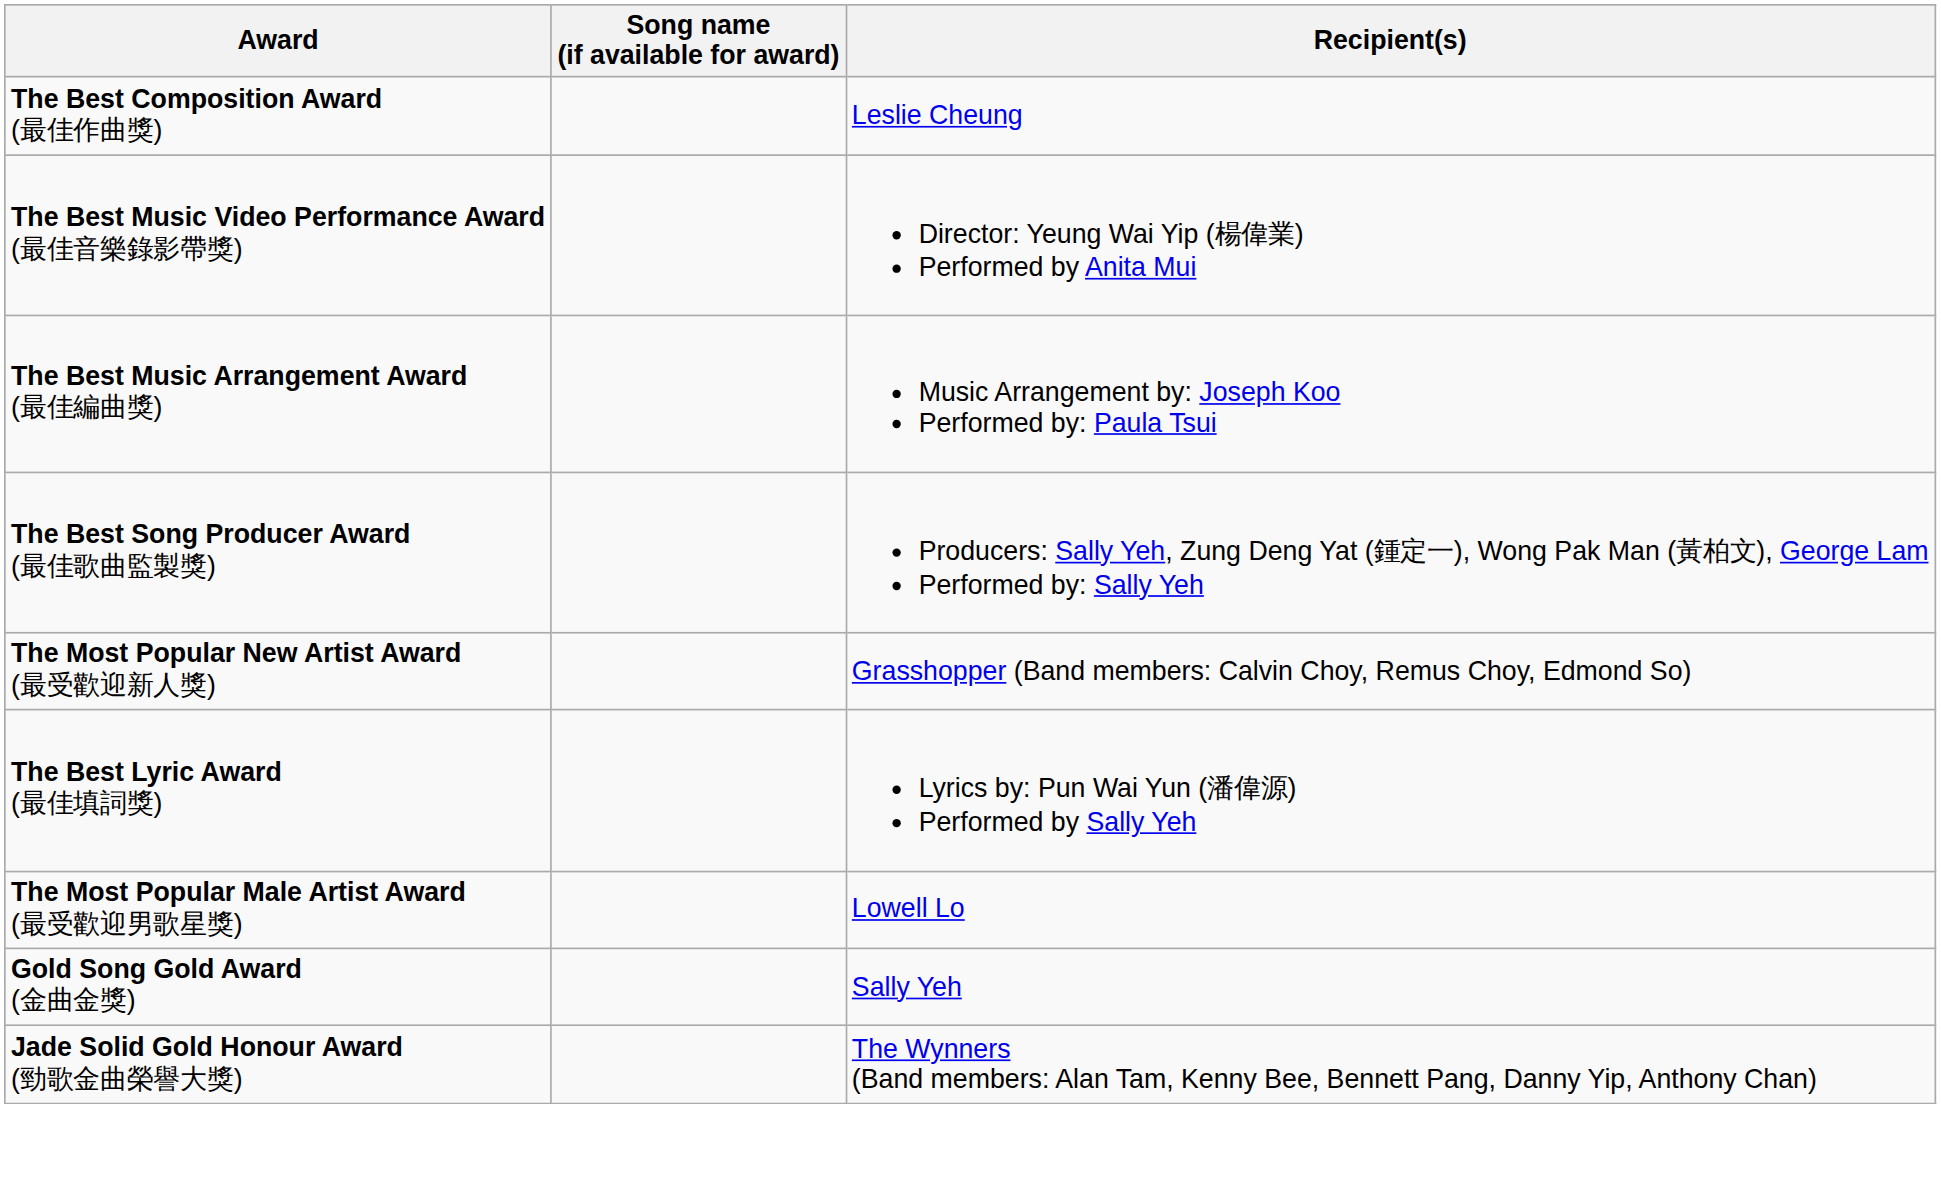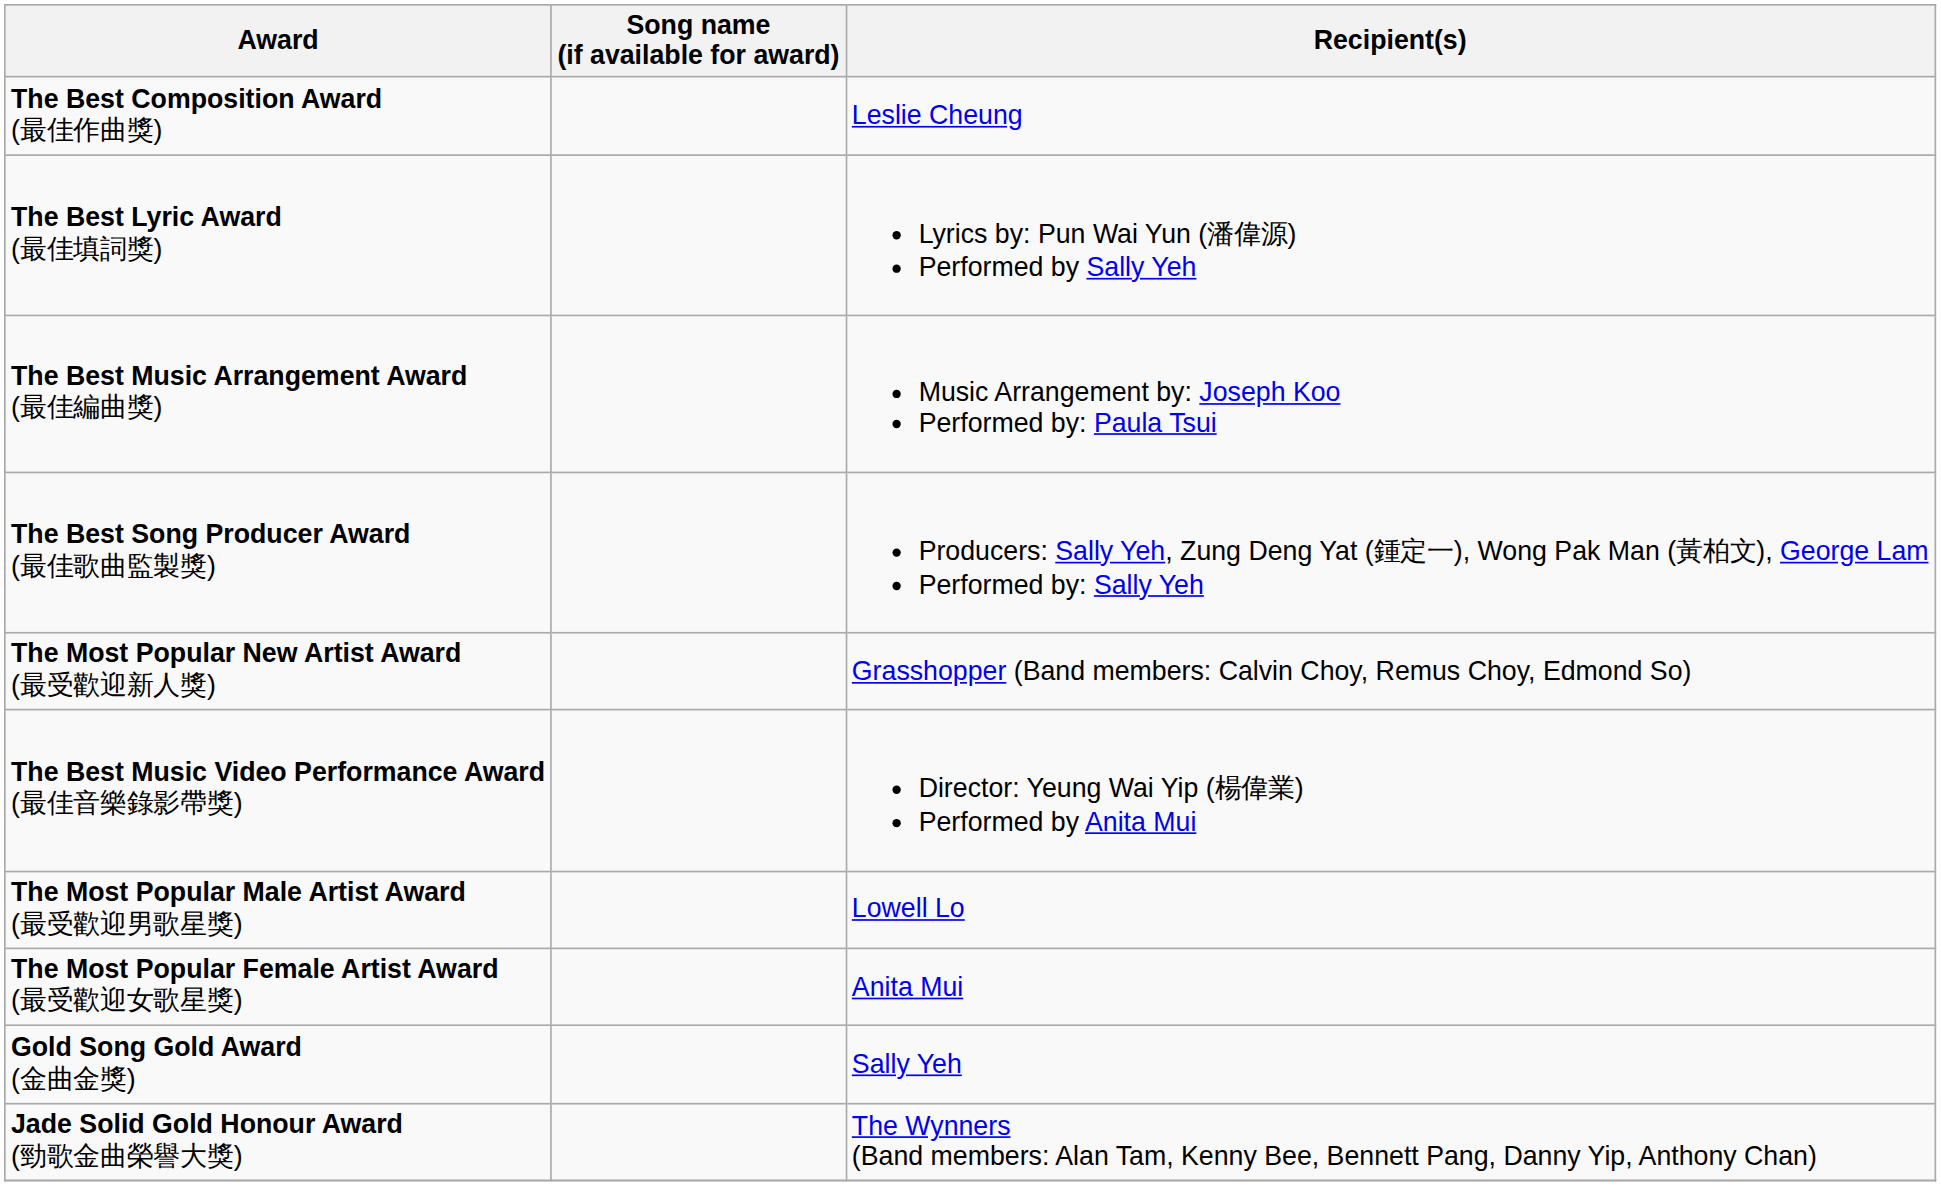rows swapped: (146, 788) <-> (278, 233)
+ row: (255, 985)
